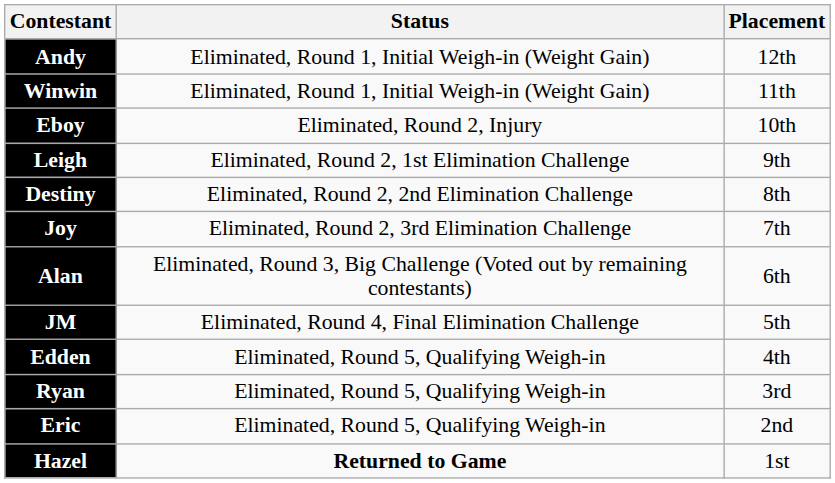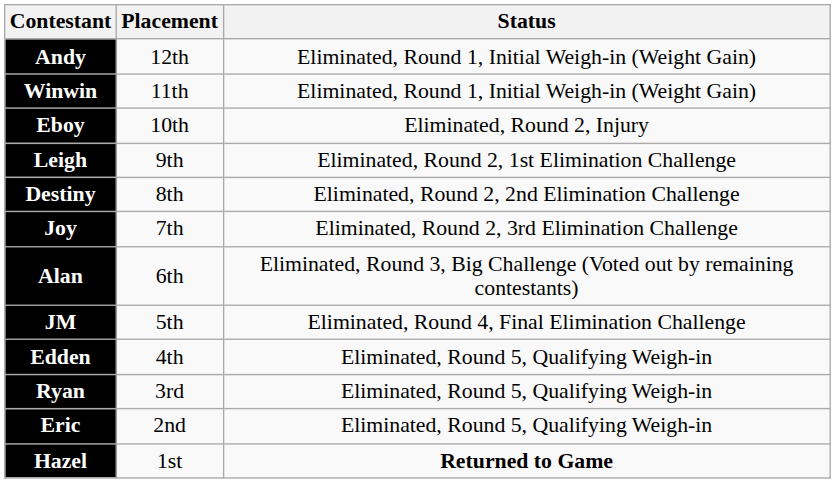columns swapped: (777, 21) <-> (420, 21)
